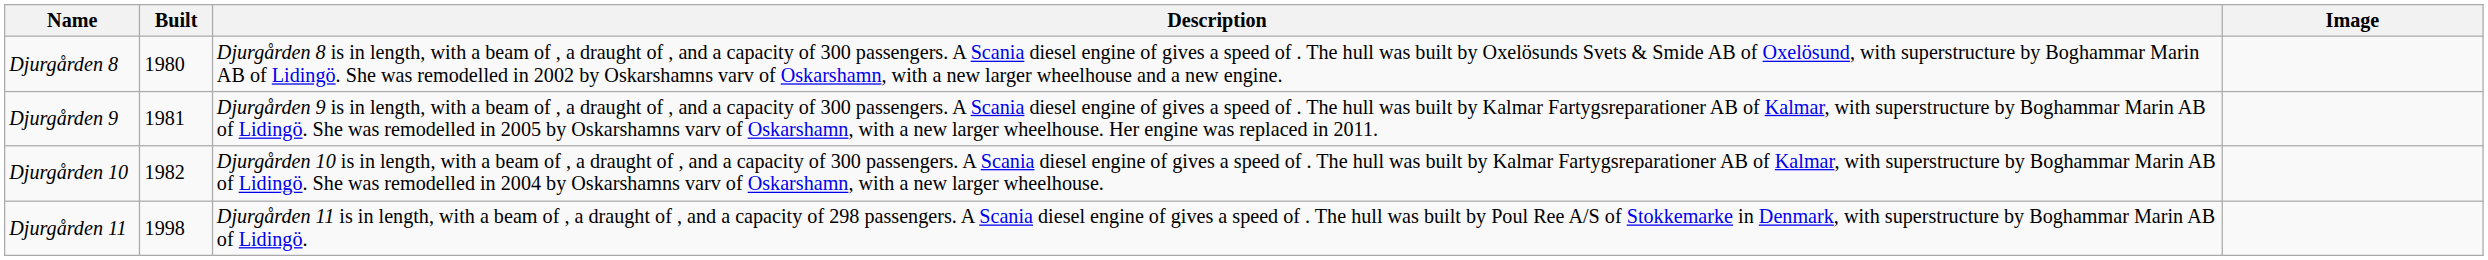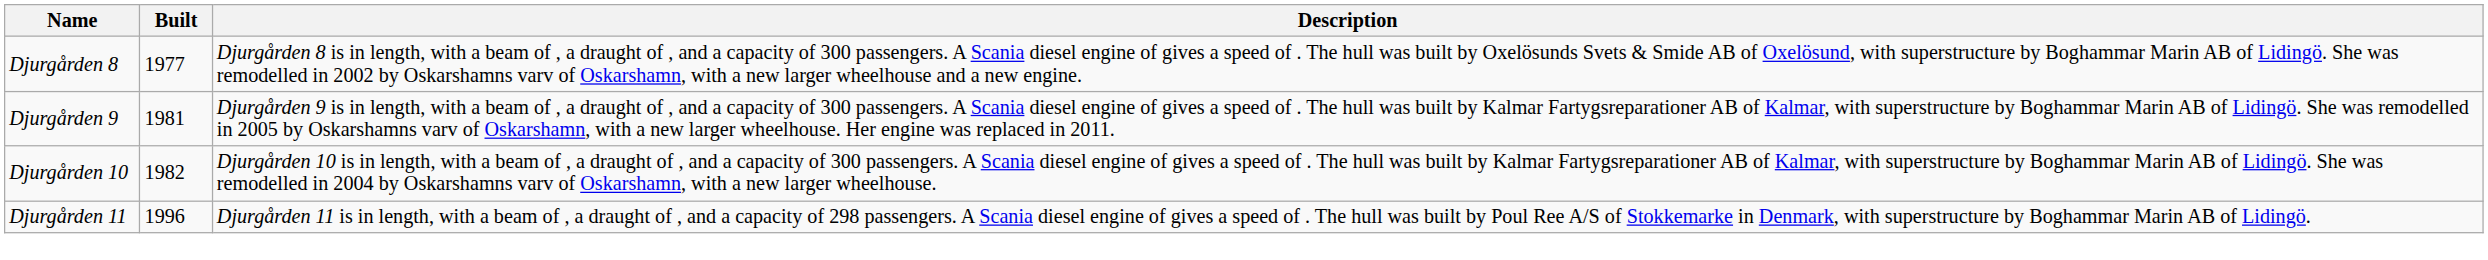- column: (2352, 20)
(165, 63) 1980 -> (165, 63) 1977
(165, 227) 1998 -> (165, 216) 1996
